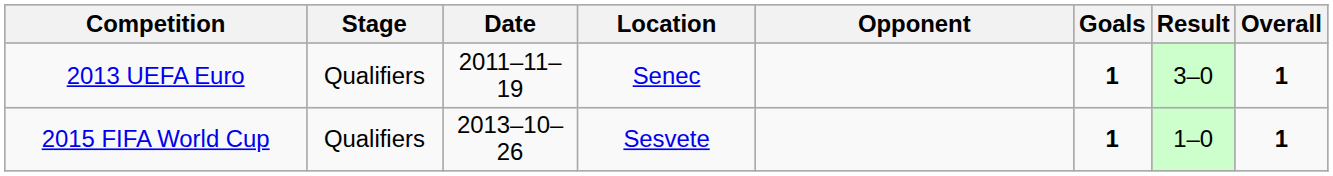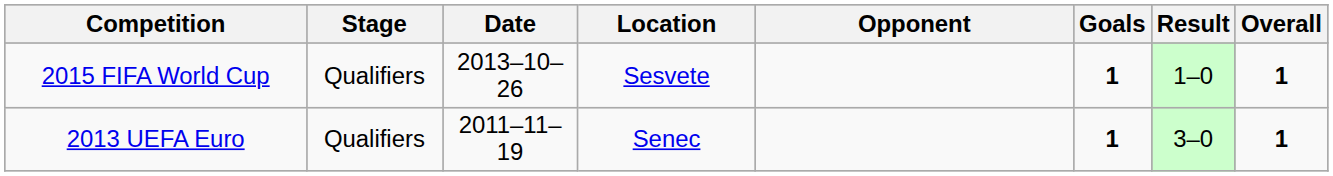rows swapped: (156, 75) <-> (156, 139)
